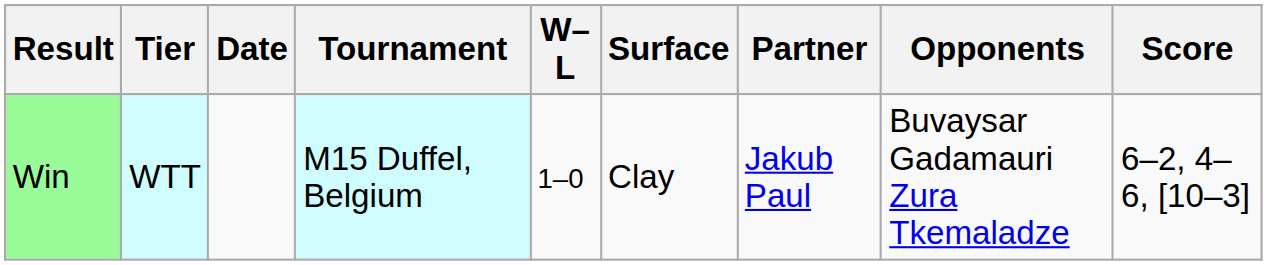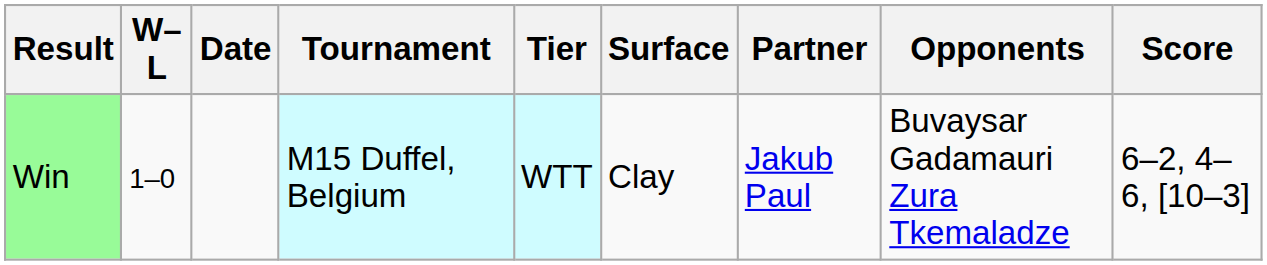columns swapped: (565, 49) <-> (165, 49)
